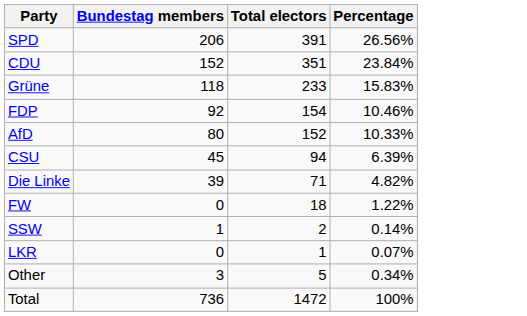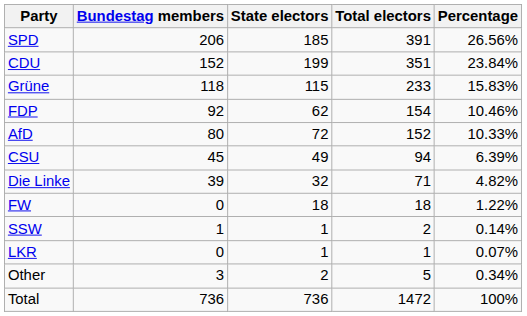+ column: (280, 16)
